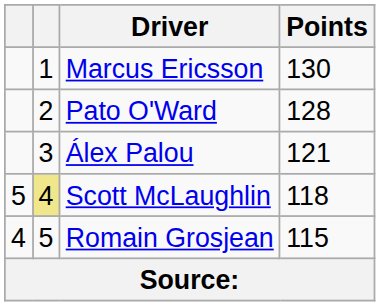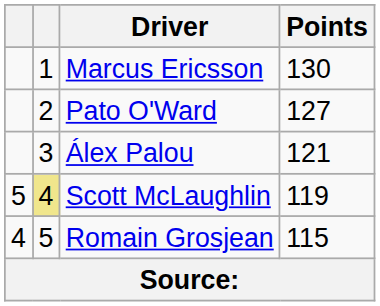(308, 111) 128 -> (308, 111) 127
(307, 196) 118 -> (307, 196) 119
